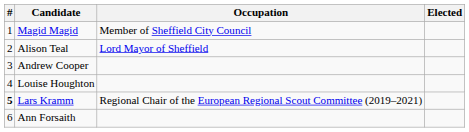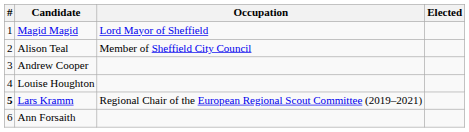(175, 30) Member of Sheffield City Council -> (154, 30) Lord Mayor of Sheffield
(154, 48) Lord Mayor of Sheffield -> (175, 48) Member of Sheffield City Council
